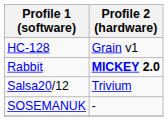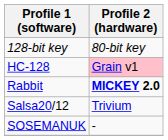+ row: (37, 47)
(115, 47) no background -> (115, 67) pink background
